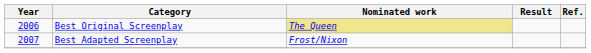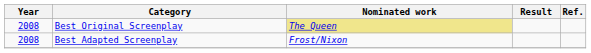(29, 26) 2006 -> (29, 26) 2008
(29, 40) 2007 -> (29, 40) 2008
